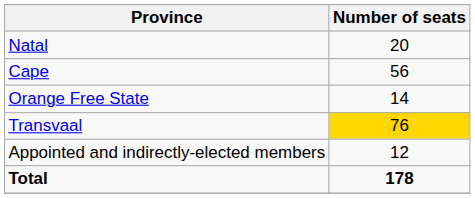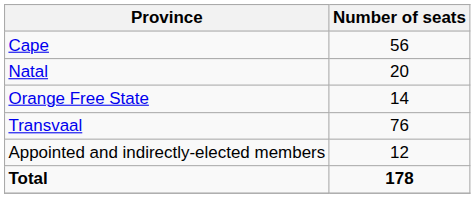rows swapped: (29, 71) <-> (28, 44)
(399, 125) gold background -> (399, 125) no background
